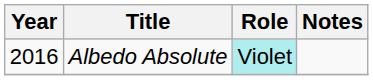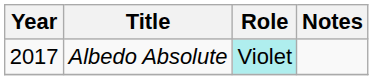(34, 56) 2016 -> (34, 56) 2017
